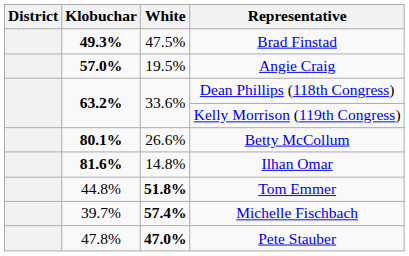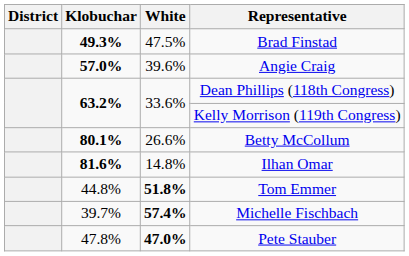(165, 66) 19.5% -> (165, 66) 39.6%
